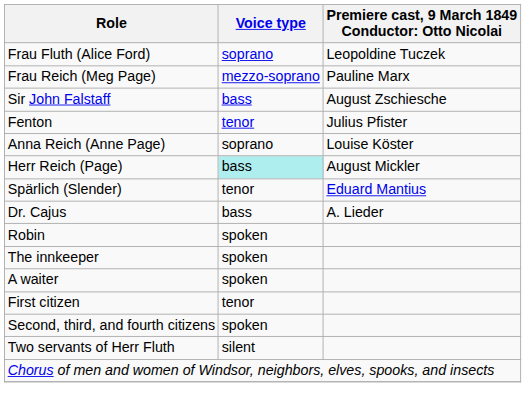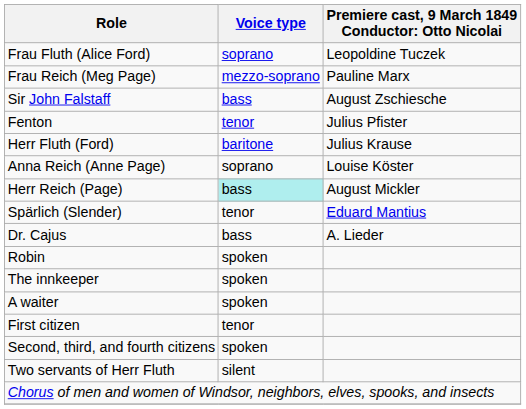+ row: (61, 144)
